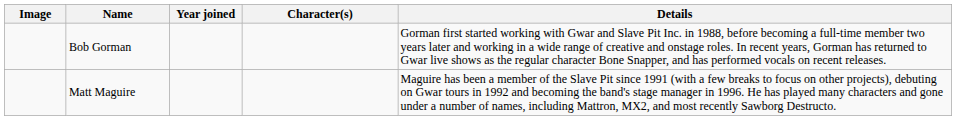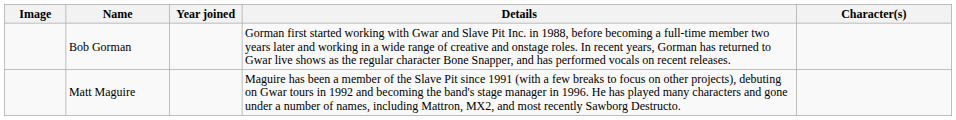columns swapped: (320, 14) <-> (675, 14)
